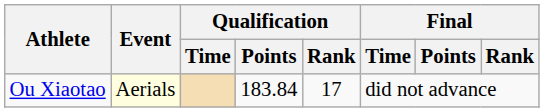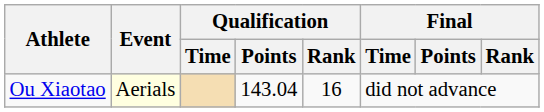(269, 90) 183.84 -> (269, 90) 143.04
(331, 90) 17 -> (331, 90) 16
